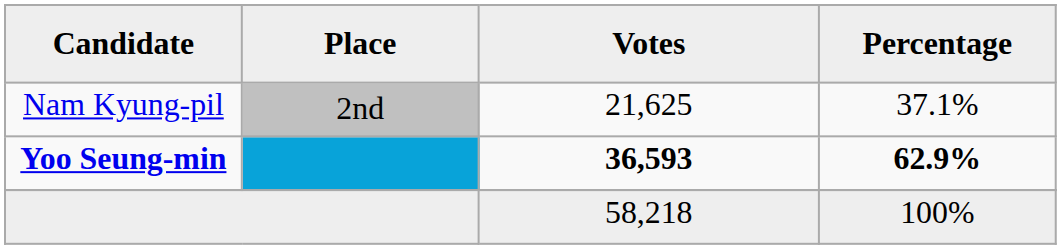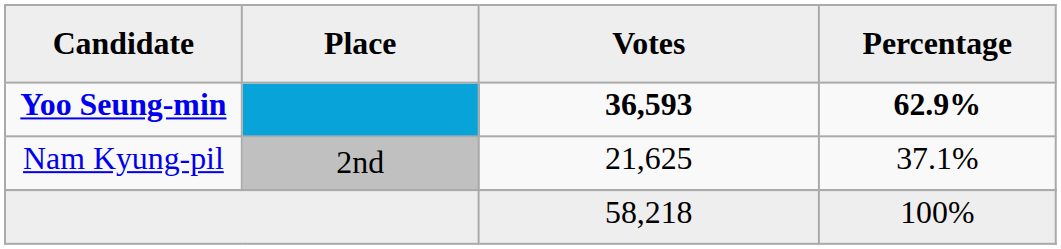rows swapped: (123, 158) <-> (123, 104)
